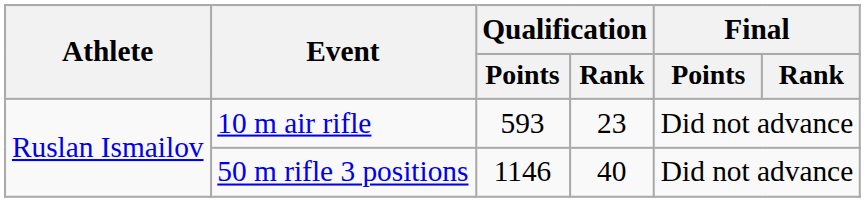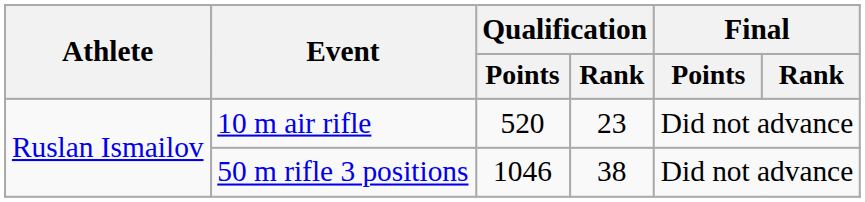(522, 123) 593 -> (522, 123) 520
(522, 171) 1146 -> (522, 171) 1046
(612, 171) 40 -> (612, 171) 38
